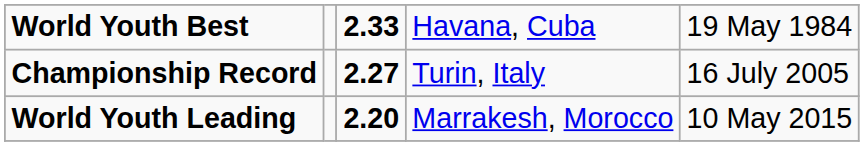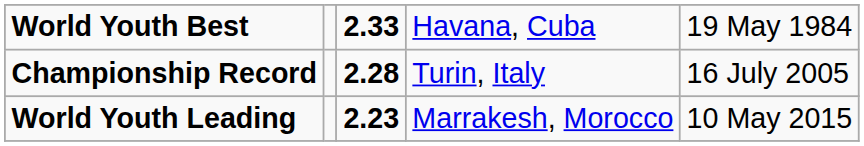(371, 72) 2.27 -> (371, 72) 2.28
(371, 118) 2.20 -> (371, 118) 2.23
